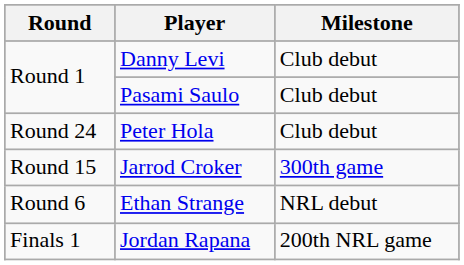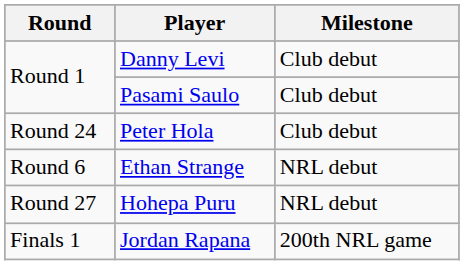- row: (181, 167)
+ row: (178, 203)
